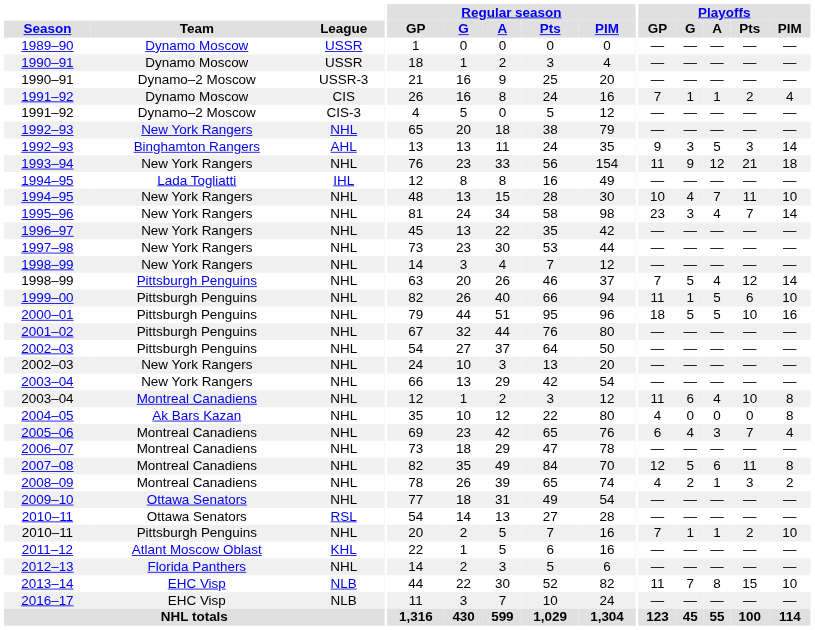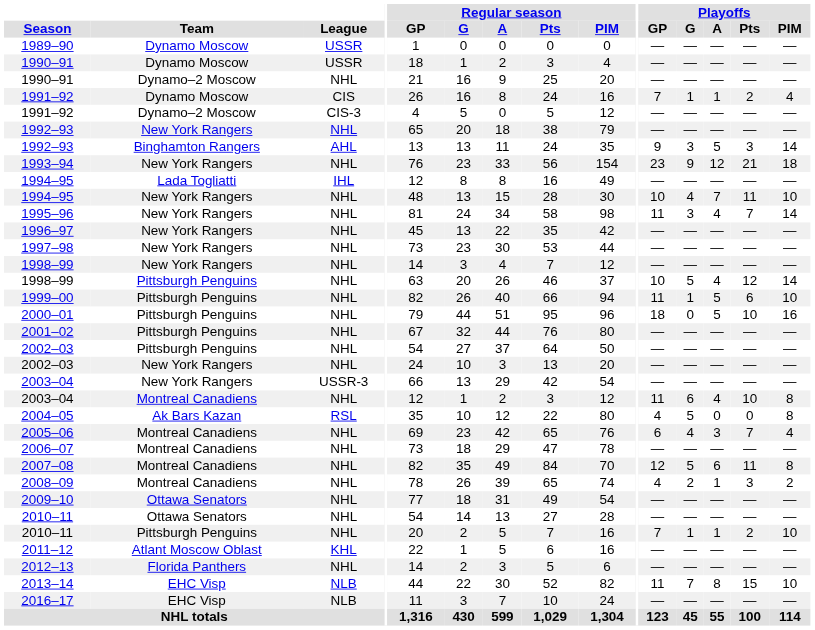(344, 79) USSR-3 -> (344, 79) NHL
(657, 163) 11 -> (657, 163) 23
(657, 214) 23 -> (657, 214) 11
(657, 281) 7 -> (657, 281) 10
(690, 314) 5 -> (690, 314) 0
(344, 382) NHL -> (344, 382) USSR-3
(344, 415) NHL -> (344, 415) RSL
(690, 415) 0 -> (690, 415) 5
(344, 516) RSL -> (344, 516) NHL
